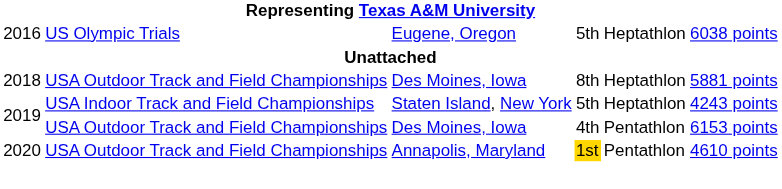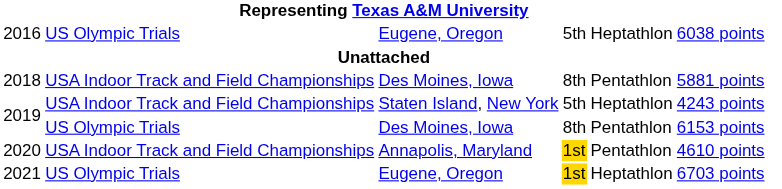(216, 80) USA Outdoor Track and Field Championships -> (210, 80) USA Indoor Track and Field Championships
(645, 80) Heptathlon -> (631, 80) Pentathlon
(216, 127) USA Outdoor Track and Field Championships -> (113, 127) US Olympic Trials
(588, 127) 4th -> (575, 127) 8th
(216, 150) USA Outdoor Track and Field Championships -> (210, 150) USA Indoor Track and Field Championships
+ row: (22, 173)
